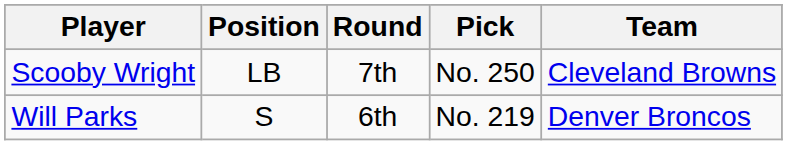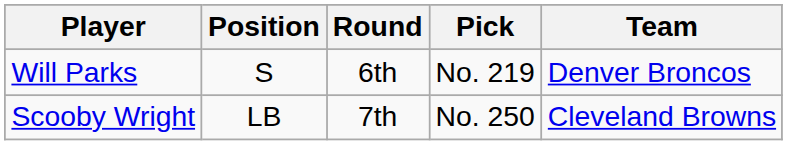rows swapped: (74, 116) <-> (103, 71)
